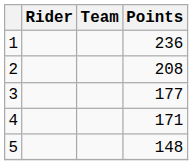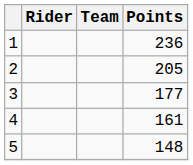(169, 69) 208 -> (169, 69) 205
(169, 121) 171 -> (169, 121) 161
